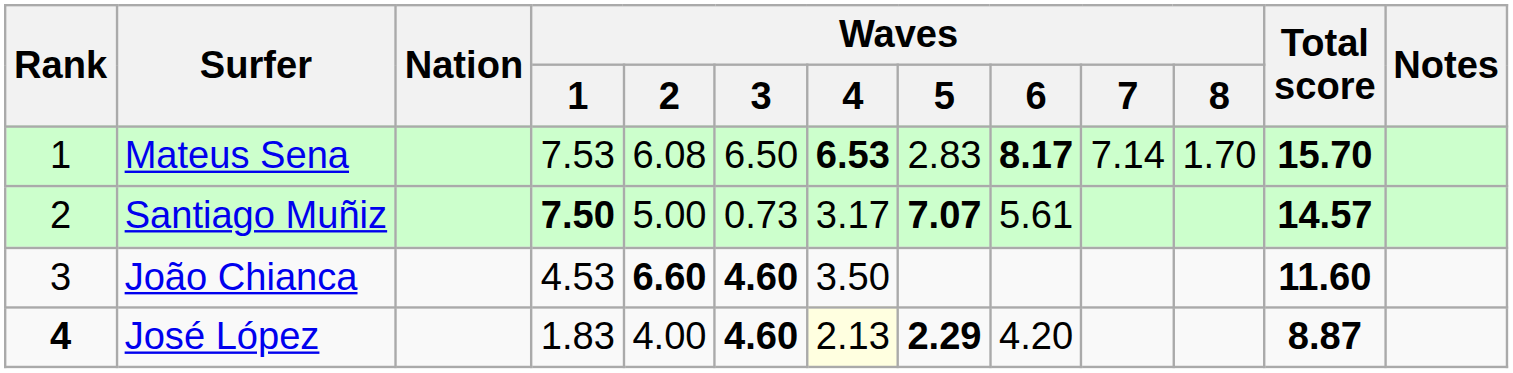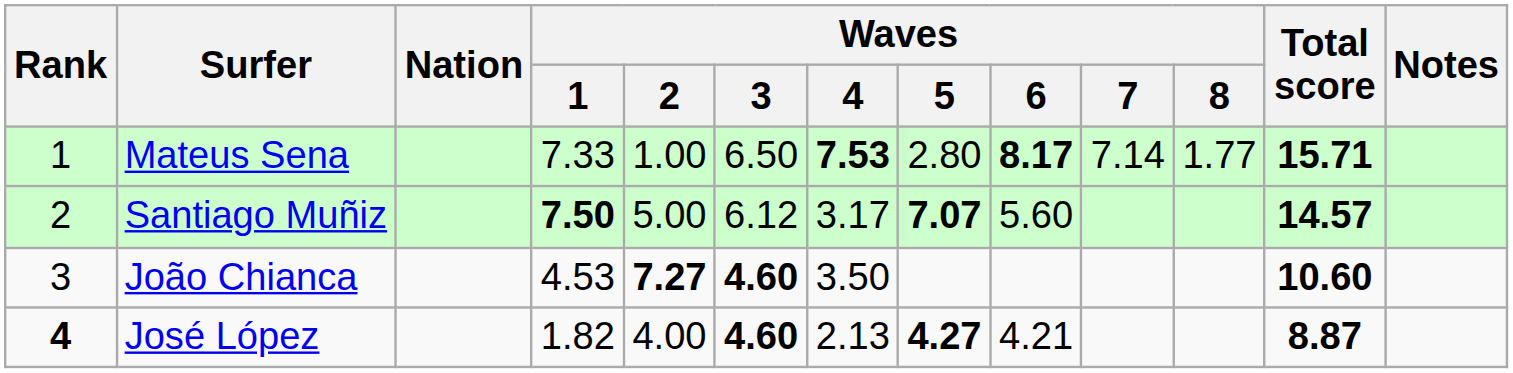(578, 155) 7.53 -> (578, 155) 7.33
(669, 155) 6.08 -> (669, 155) 1.00
(853, 155) 6.53 -> (853, 155) 7.53
(944, 155) 2.83 -> (944, 155) 2.80
(1219, 155) 1.70 -> (1219, 155) 1.77
(1325, 155) 15.70 -> (1325, 155) 15.71
(761, 215) 0.73 -> (761, 215) 6.12
(1036, 215) 5.61 -> (1036, 215) 5.60
(669, 276) 6.60 -> (669, 276) 7.27
(1325, 276) 11.60 -> (1325, 276) 10.60
(578, 336) 1.83 -> (578, 336) 1.82
(853, 336) lightyellow background -> (853, 336) no background
(944, 336) 2.29 -> (944, 336) 4.27
(1036, 336) 4.20 -> (1036, 336) 4.21
